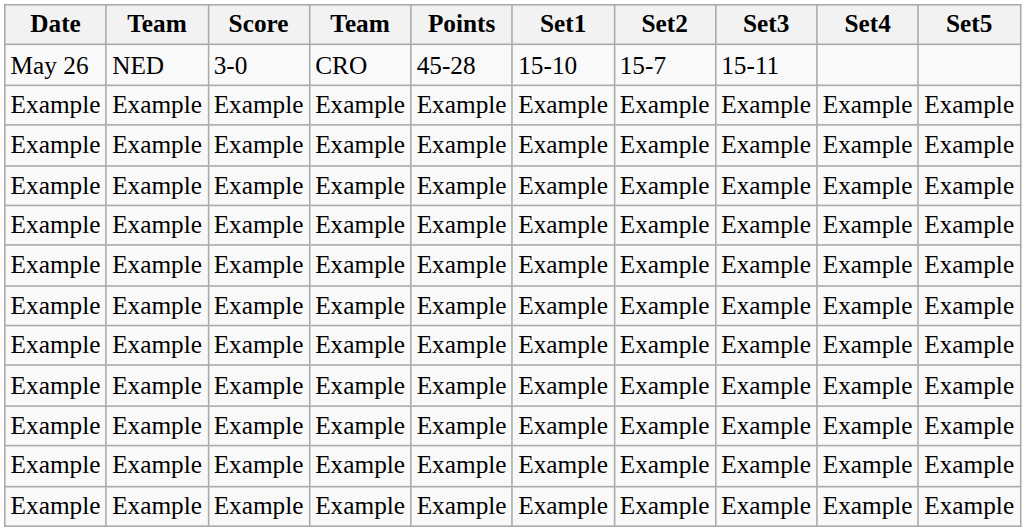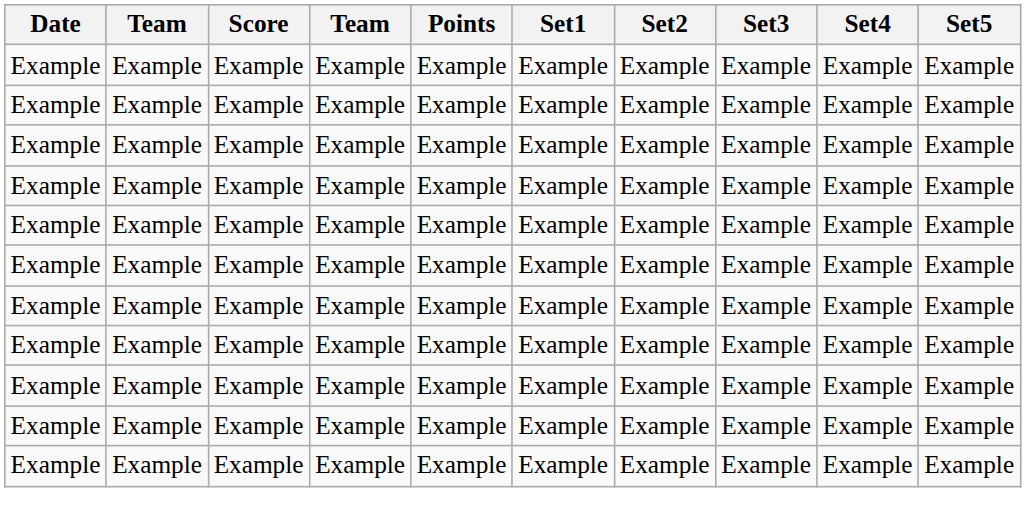- row: (50, 64)
